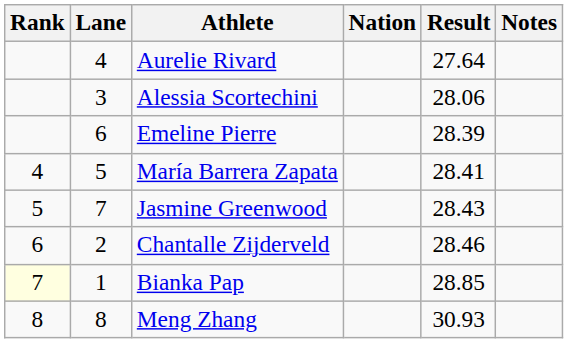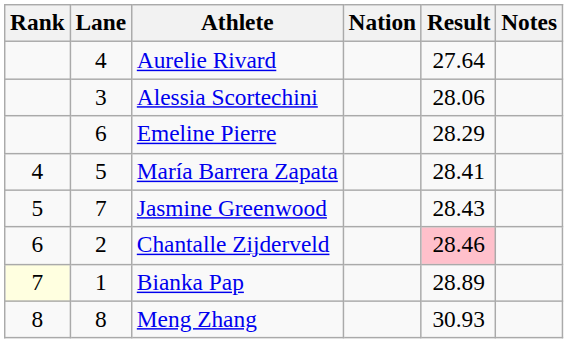(459, 134) 28.39 -> (459, 134) 28.29
(459, 245) no background -> (459, 245) pink background
(459, 282) 28.85 -> (459, 282) 28.89
